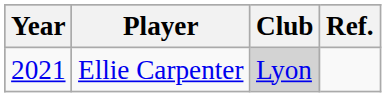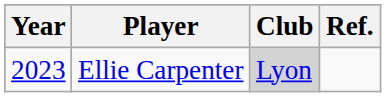(38, 69) 2021 -> (38, 69) 2023
